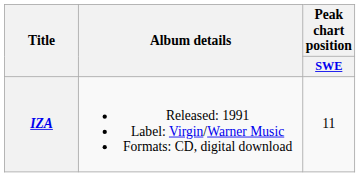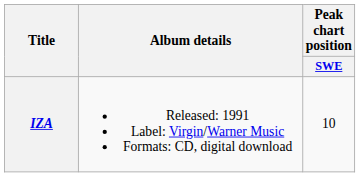(329, 124) 11 -> (329, 124) 10
